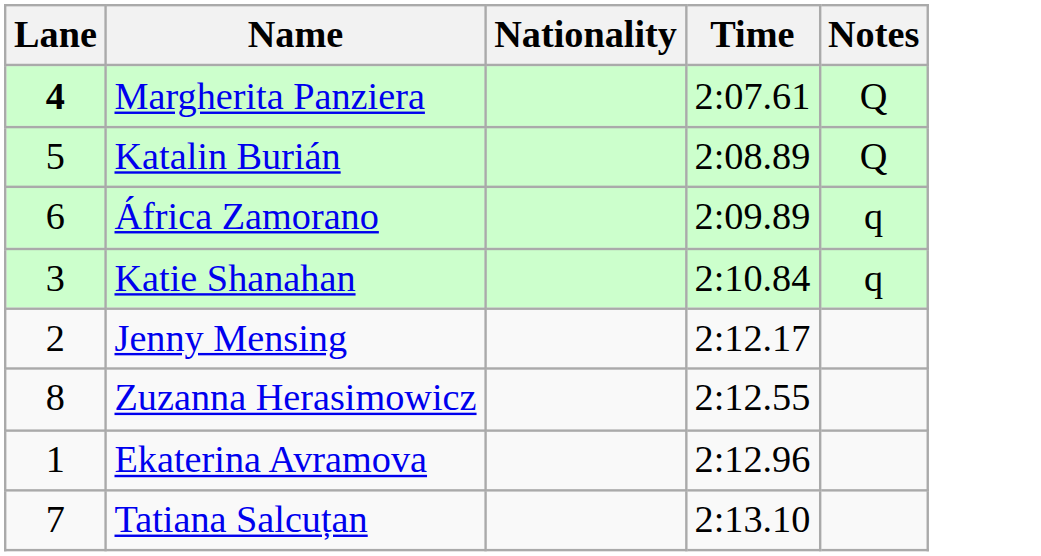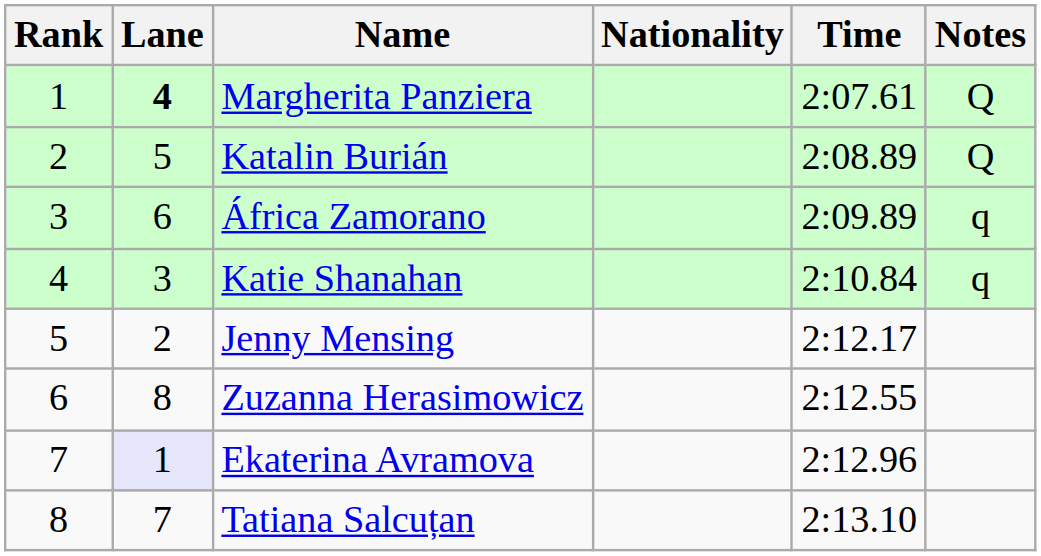+ column: (59, 34)
(55, 459) no background -> (162, 459) lavender background
